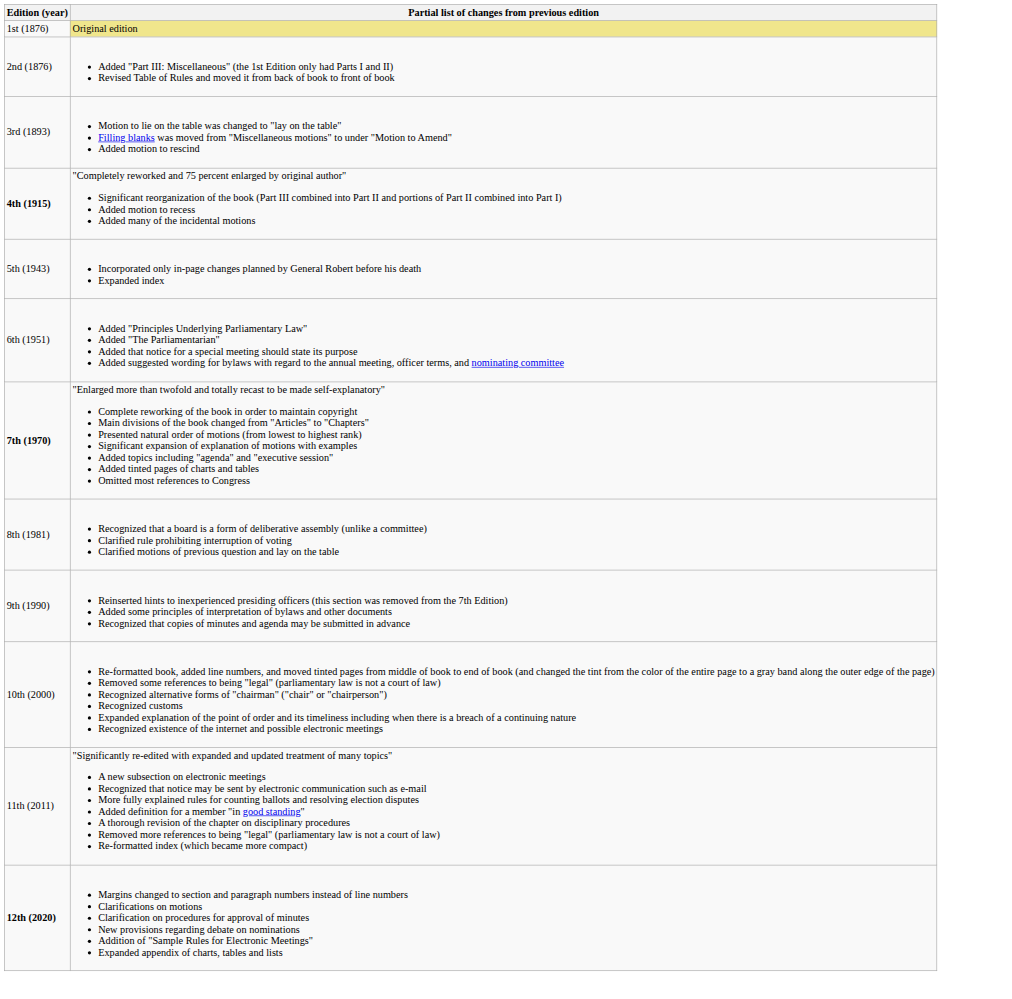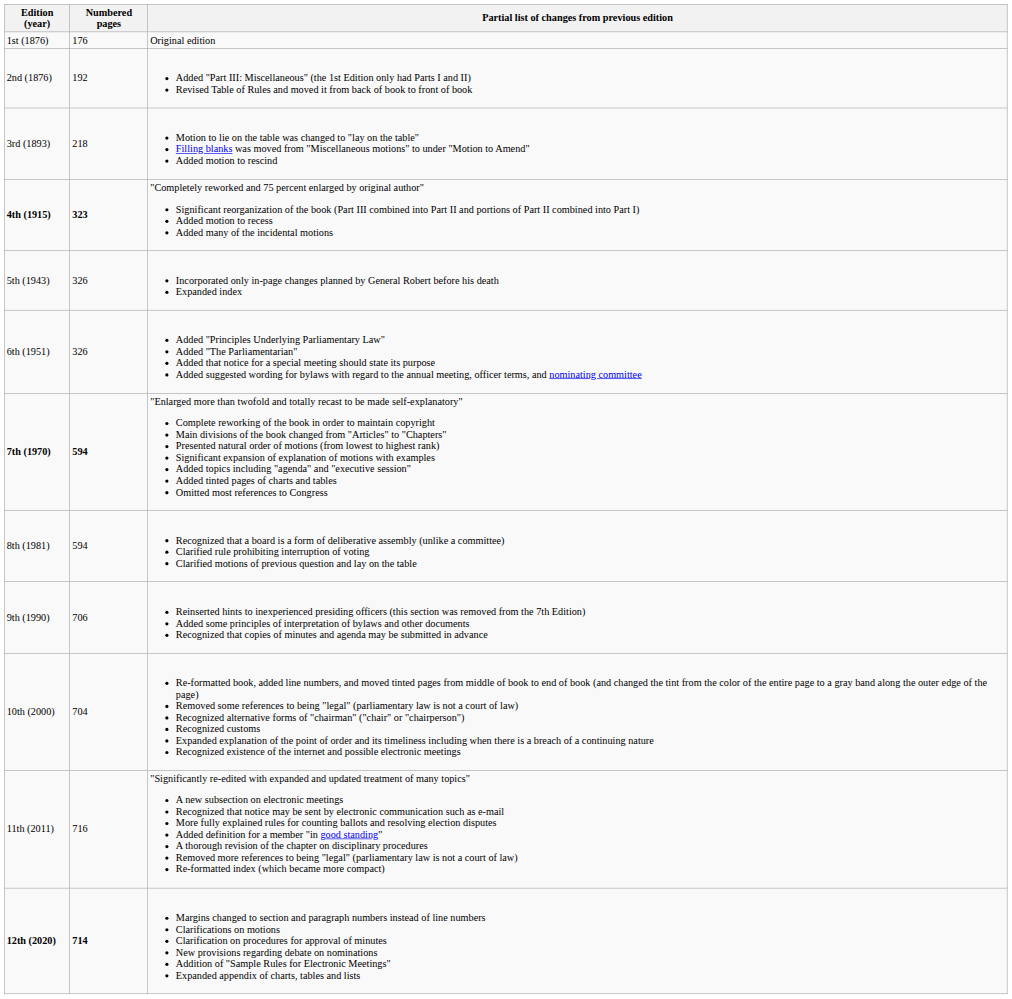+ column: (109, 18)
(105, 28) khaki background -> (183, 40) no background
